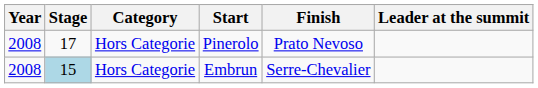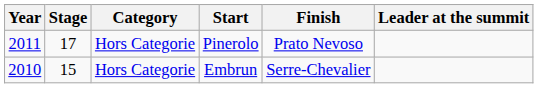(25, 43) 2008 -> (25, 43) 2011
(25, 69) 2008 -> (25, 69) 2010
(68, 69) lightblue background -> (68, 69) no background
